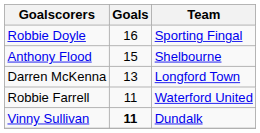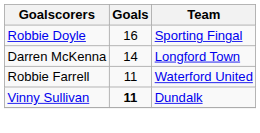- row: (50, 56)
(130, 77) 13 -> (130, 56) 14
